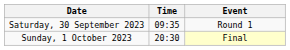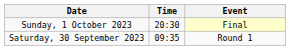rows swapped: (77, 25) <-> (77, 38)
